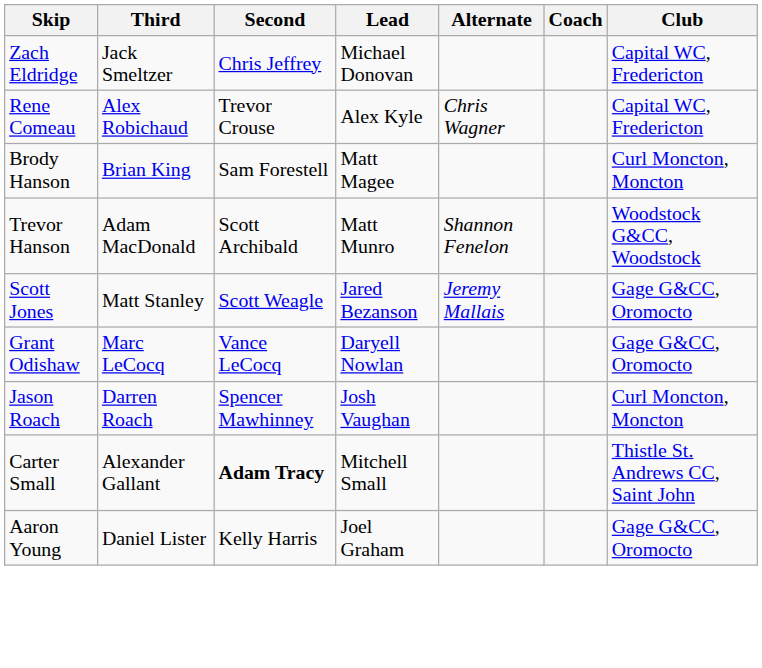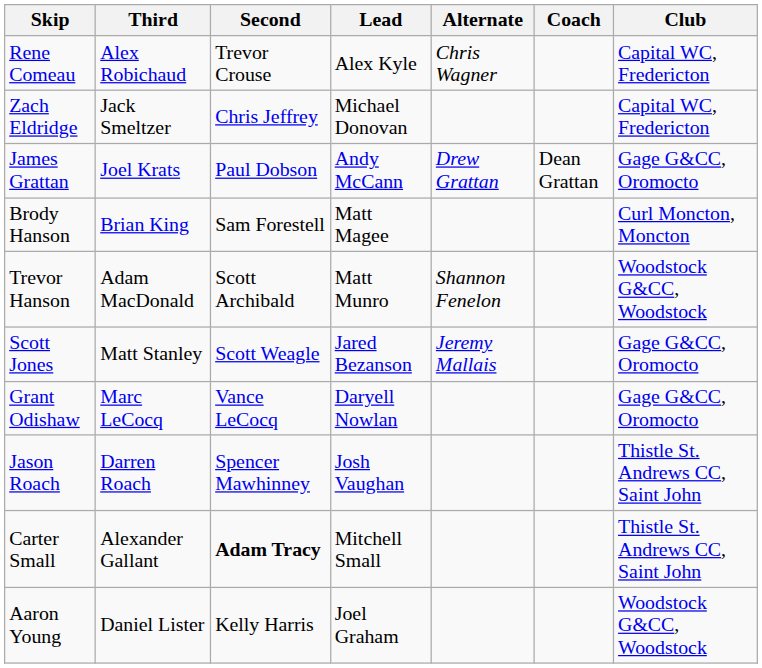rows swapped: (42, 116) <-> (43, 62)
+ row: (39, 170)
(670, 407) Curl Moncton, Moncton -> (672, 472) Thistle St. Andrews CC, Saint John
(666, 537) Gage G&CC, Oromocto -> (662, 625) Woodstock G&CC, Woodstock
